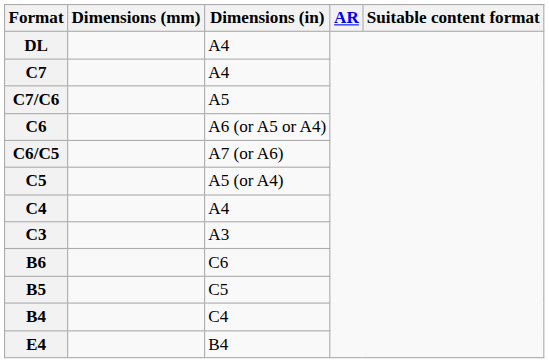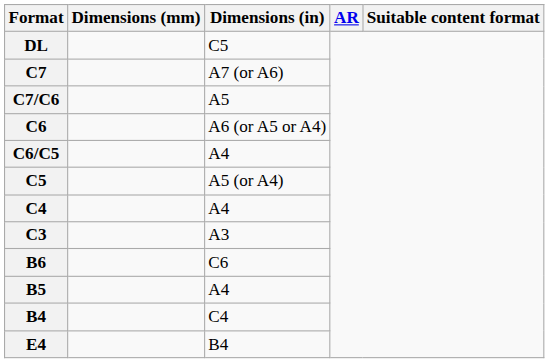(219, 45) A4 -> (218, 45) C5
(219, 72) A4 -> (246, 72) A7 (or A6)
(246, 153) A7 (or A6) -> (219, 153) A4
(218, 289) C5 -> (219, 289) A4
